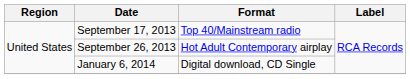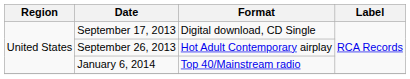(241, 30) Top 40/Mainstream radio -> (248, 30) Digital download, CD Single
(248, 64) Digital download, CD Single -> (241, 64) Top 40/Mainstream radio
